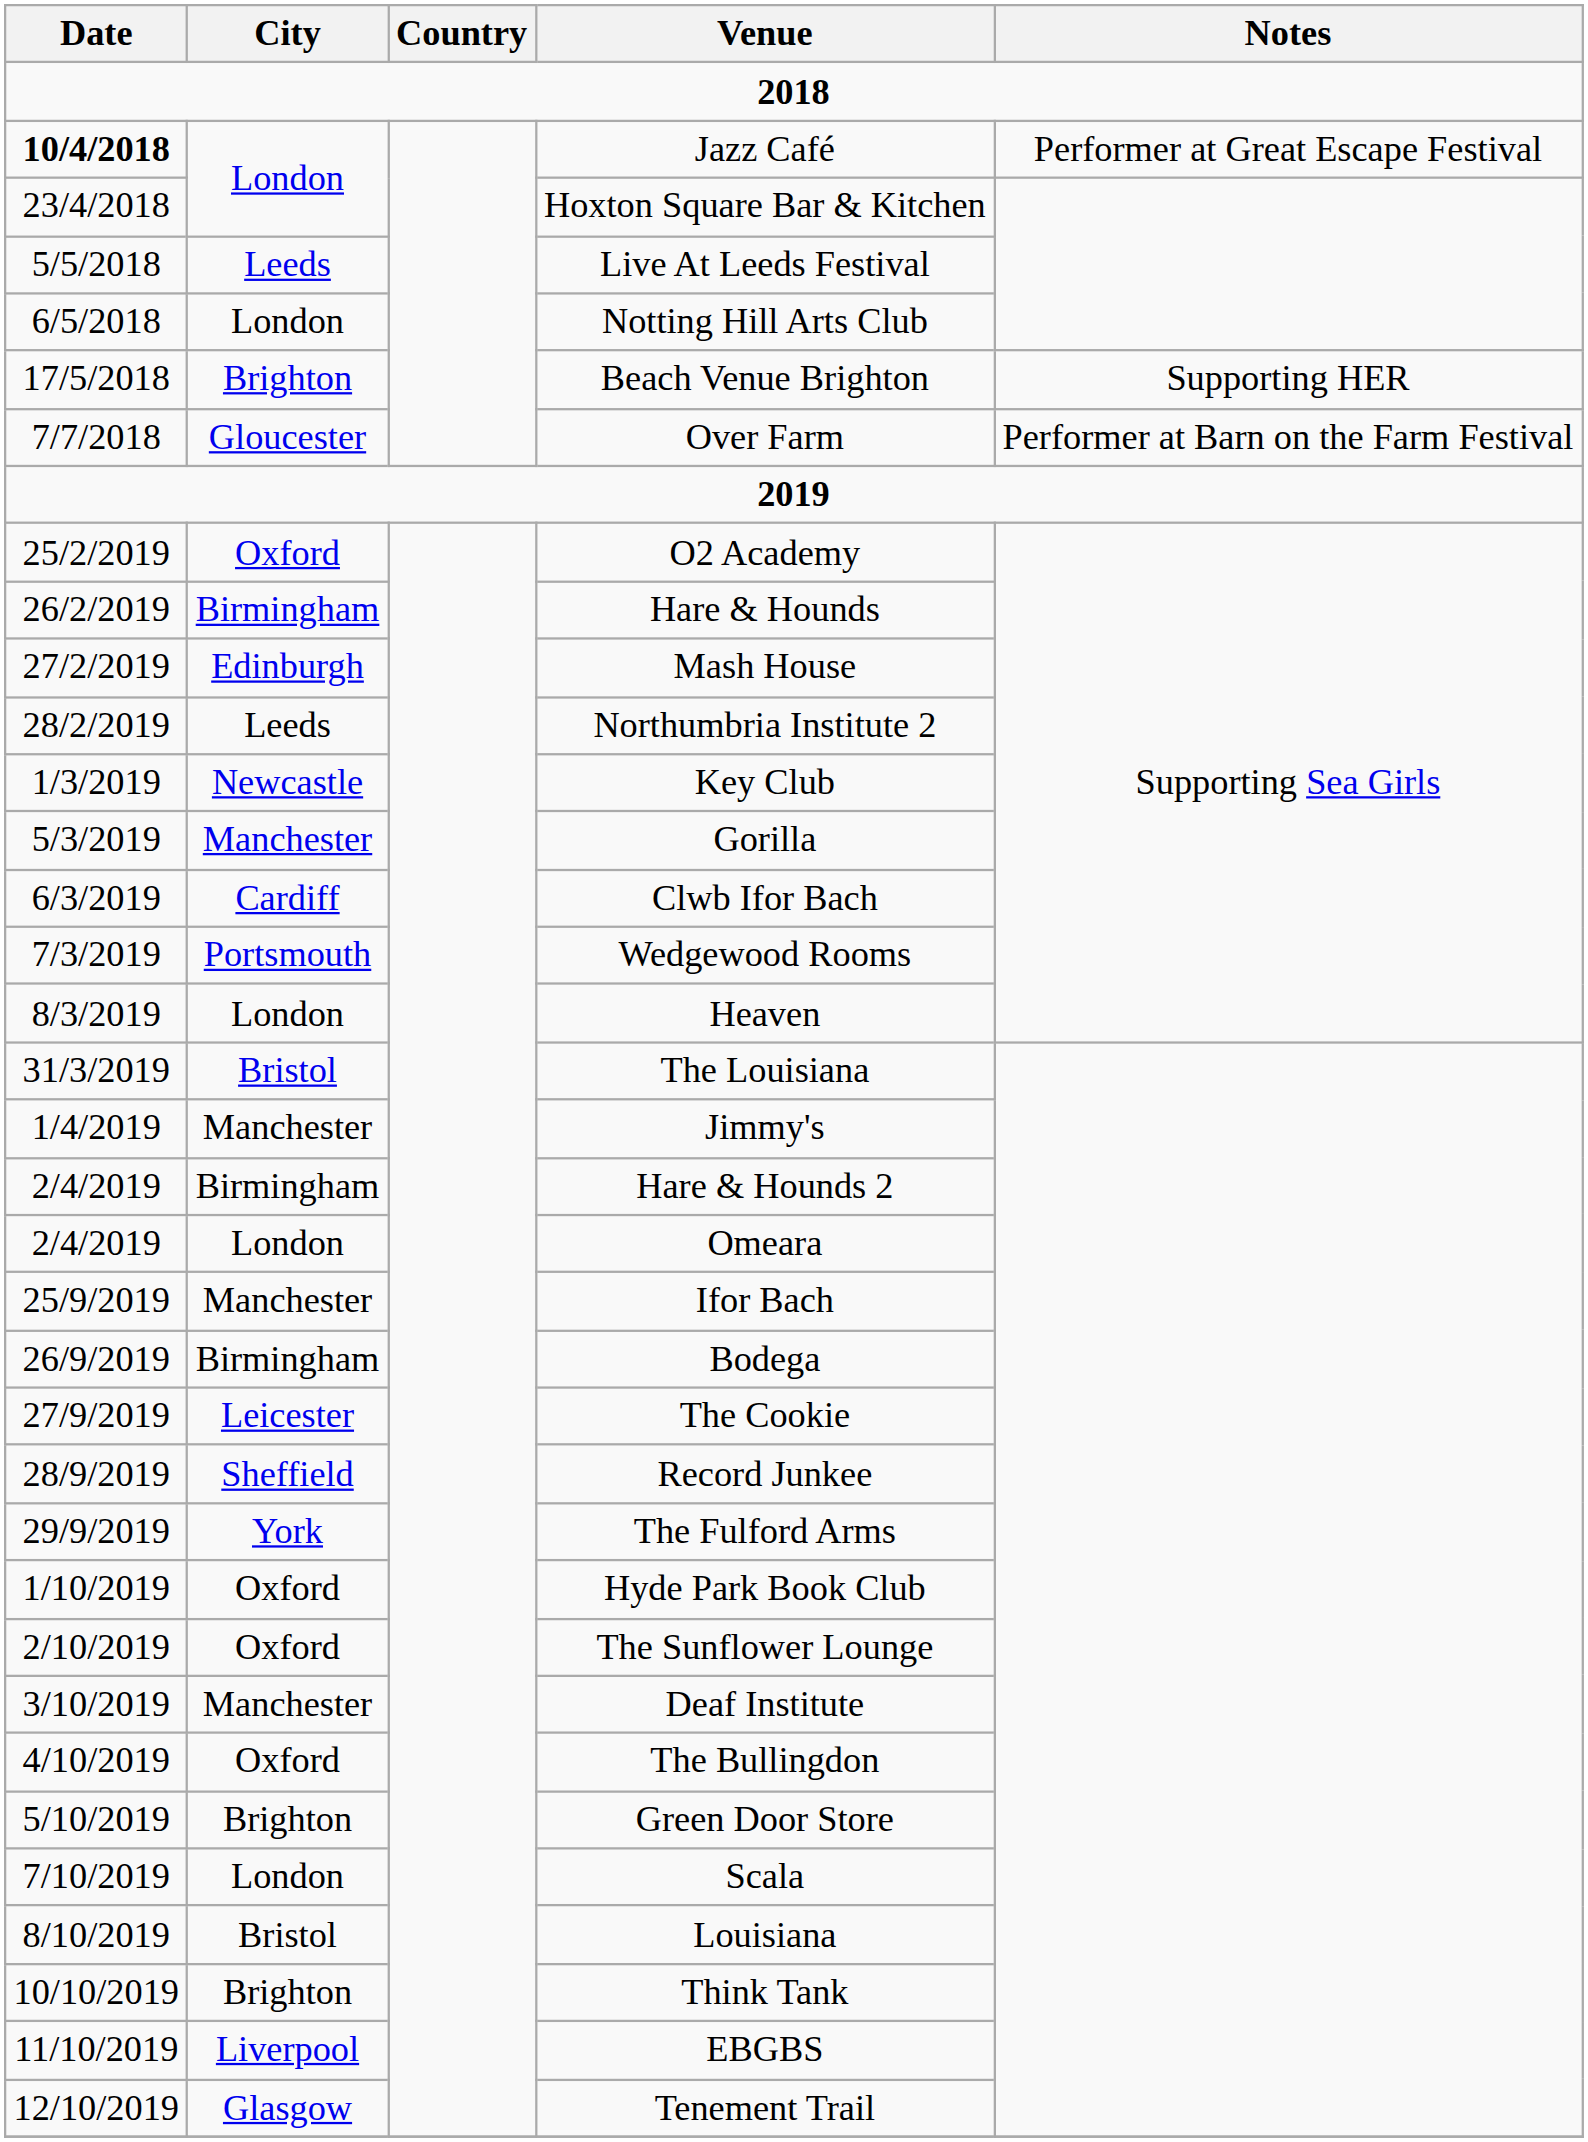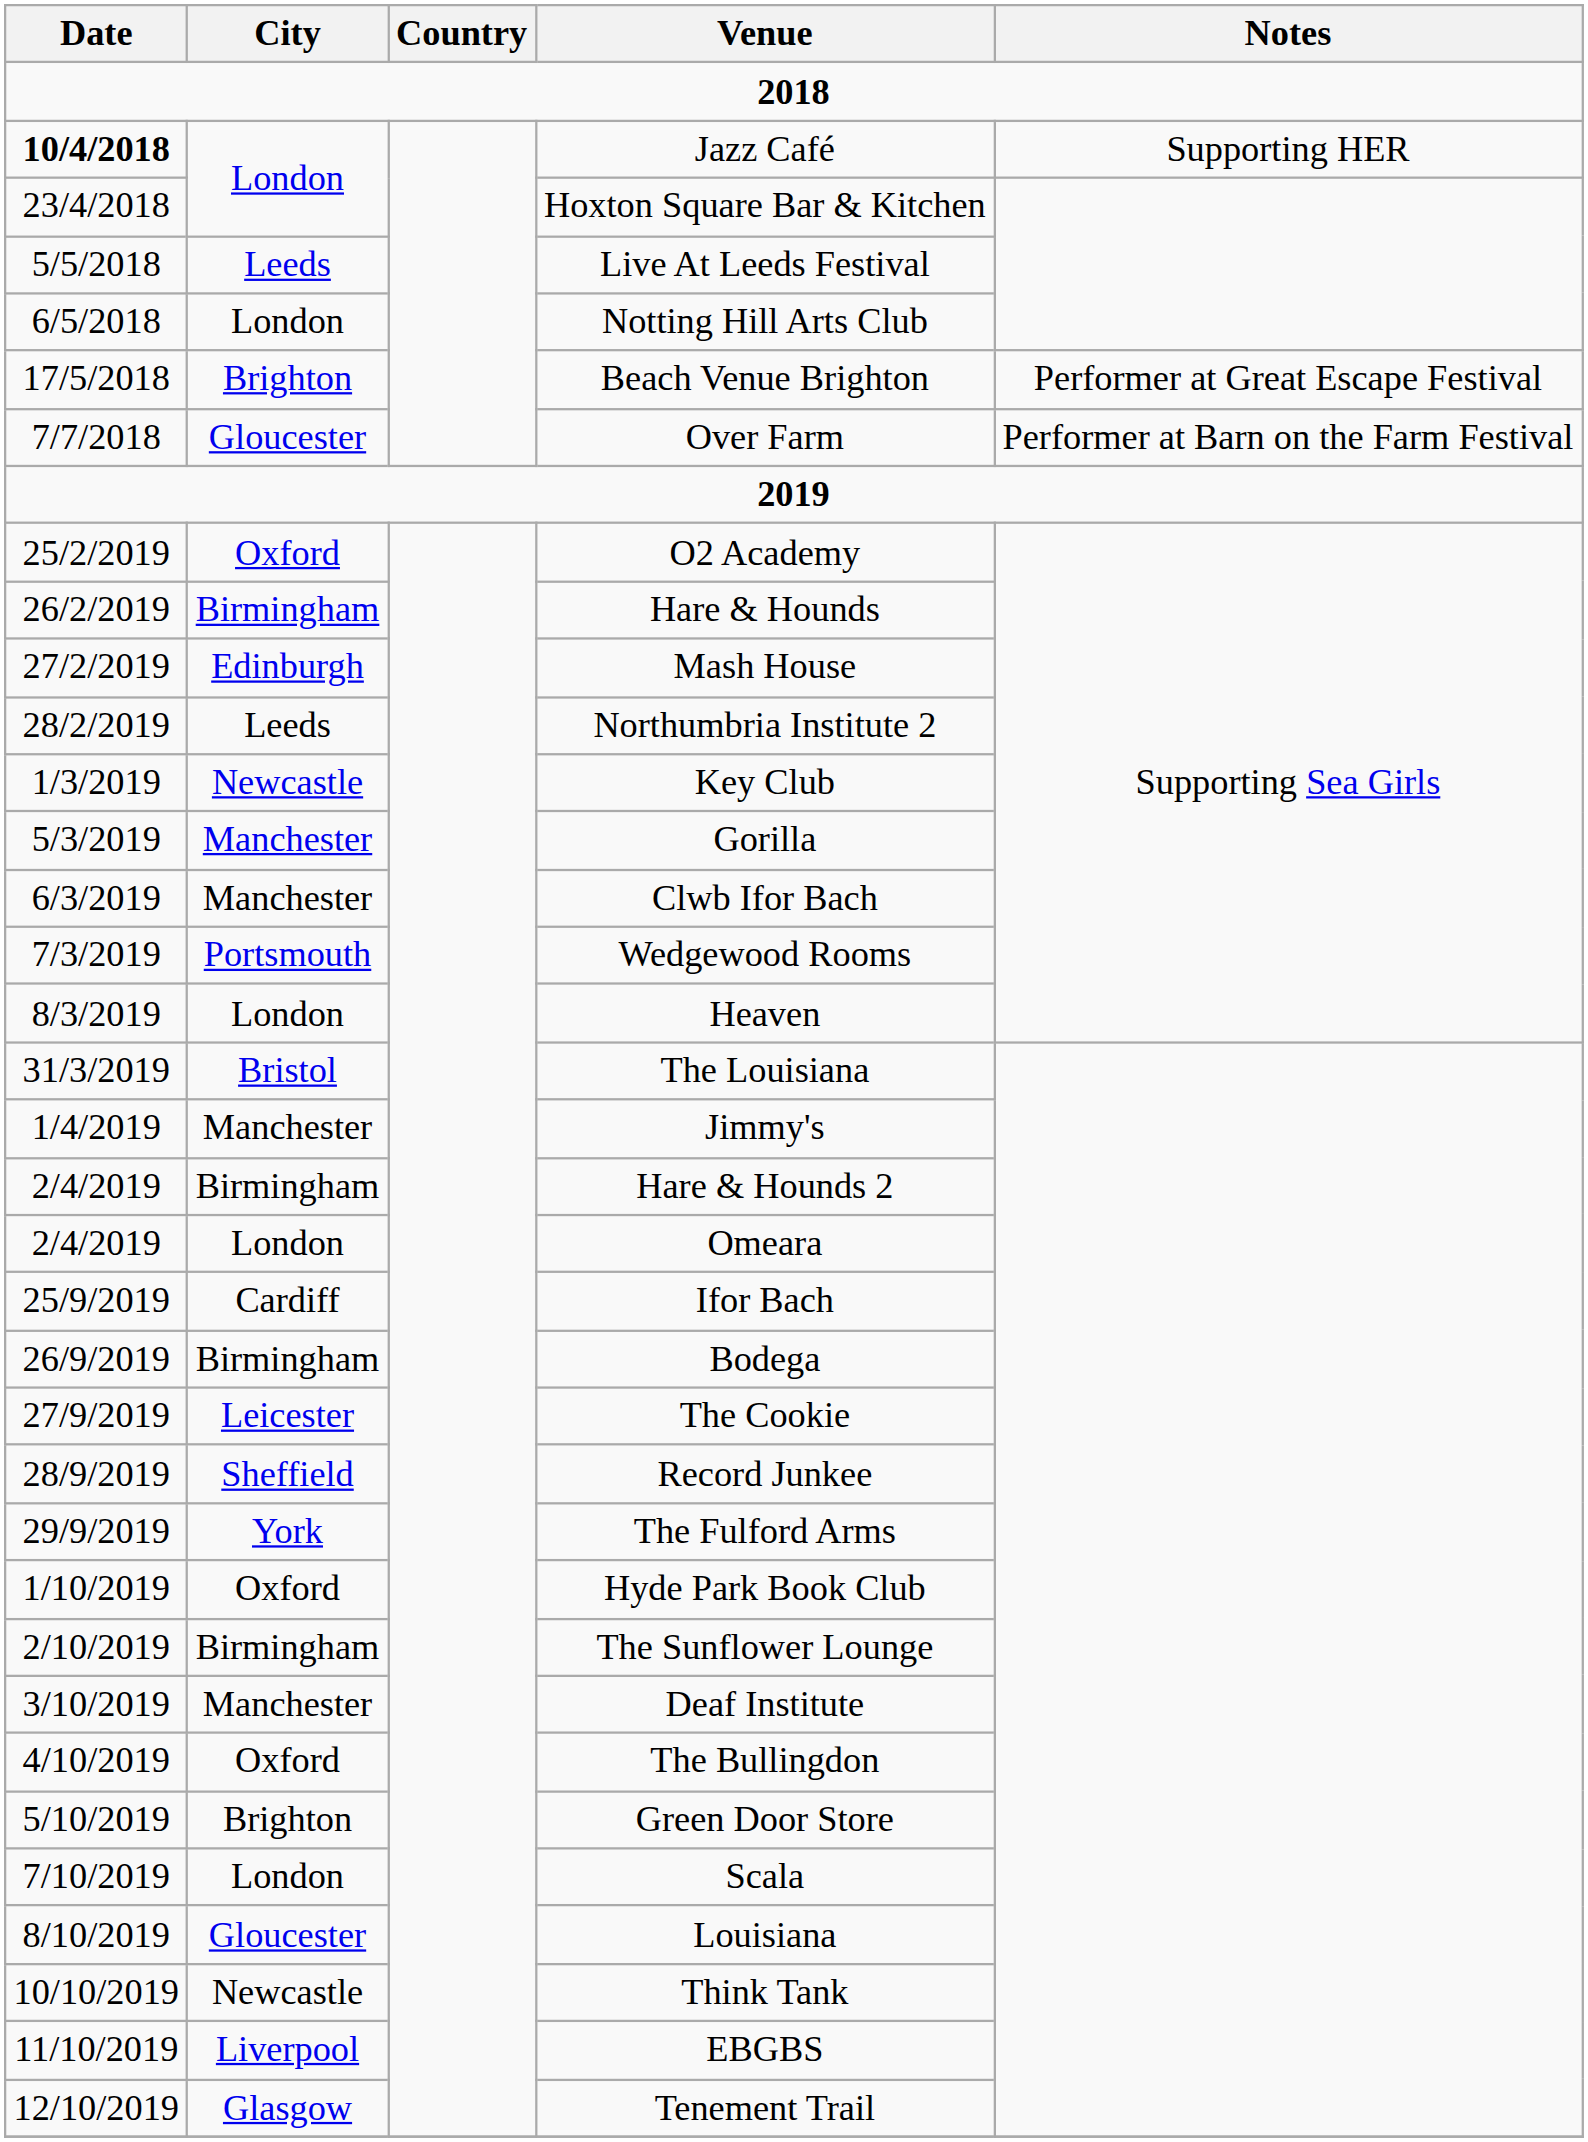(1288, 148) Performer at Great Escape Festival -> (1288, 148) Supporting HER
(1288, 378) Supporting HER -> (1288, 378) Performer at Great Escape Festival
(288, 897) Cardiff -> (288, 897) Manchester
(288, 1300) Manchester -> (288, 1300) Cardiff
(288, 1646) Oxford -> (288, 1646) Birmingham
(288, 1934) Bristol -> (288, 1934) Gloucester
(288, 1991) Brighton -> (288, 1991) Newcastle
